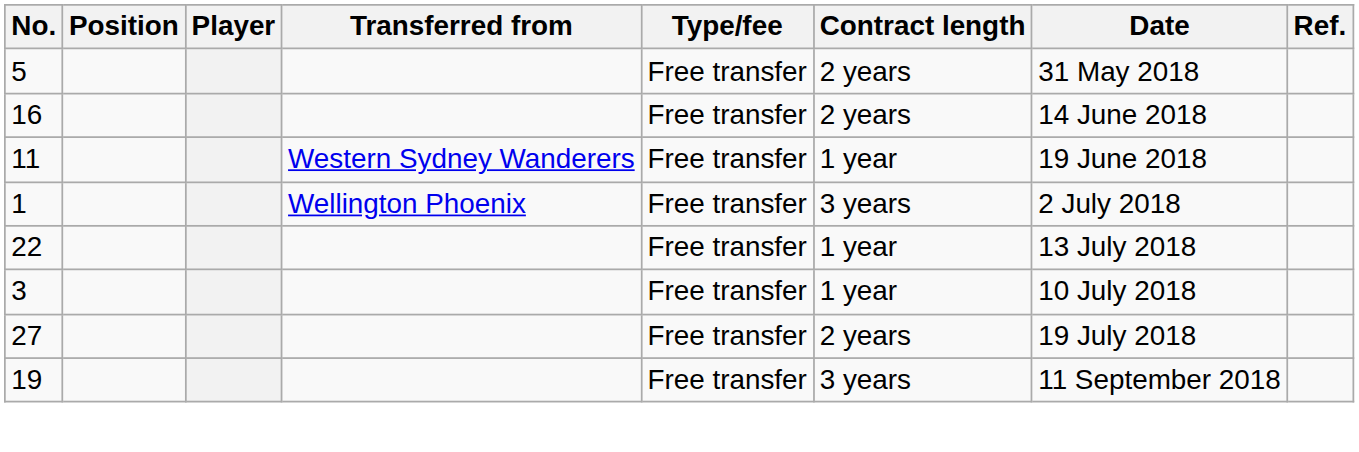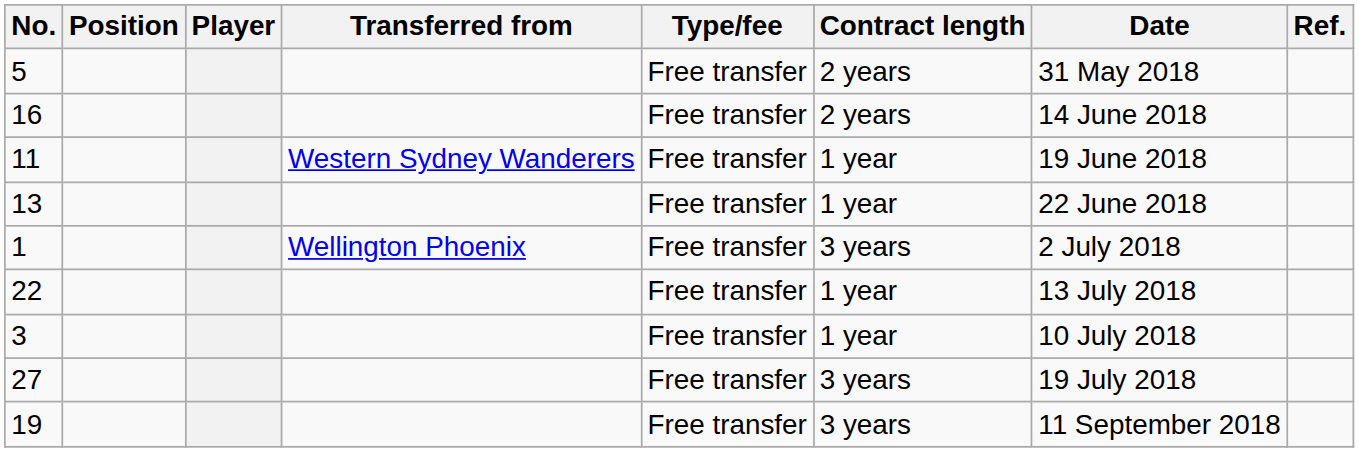+ row: (27, 203)
(865, 335) 2 years -> (865, 379) 3 years
